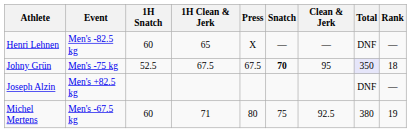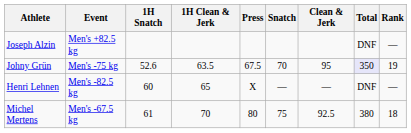rows swapped: (31, 87) <-> (33, 45)
(148, 66) 52.5 -> (148, 66) 52.6
(205, 66) 67.5 -> (205, 66) 63.5
(282, 66) bold -> (282, 66) normal
(393, 66) 18 -> (393, 66) 19
(148, 114) 60 -> (148, 114) 61
(205, 114) 71 -> (205, 114) 70
(393, 114) 19 -> (393, 114) 18
